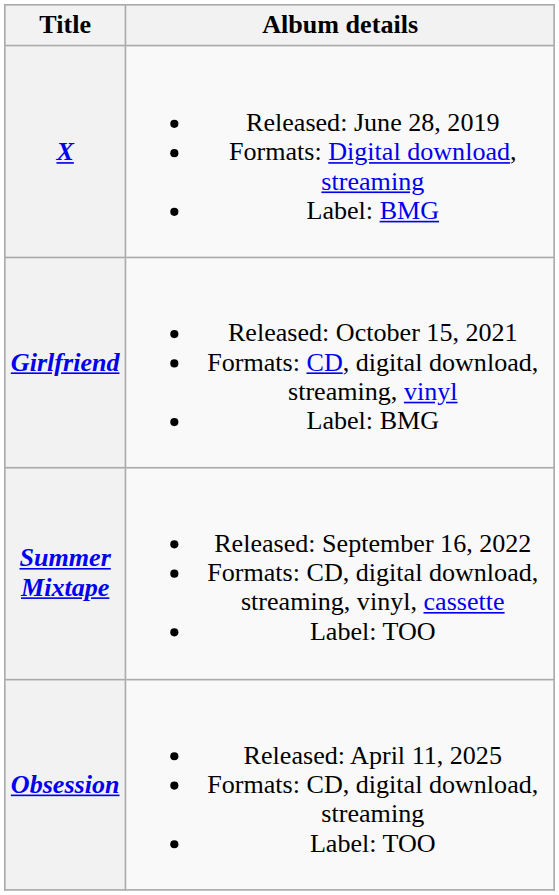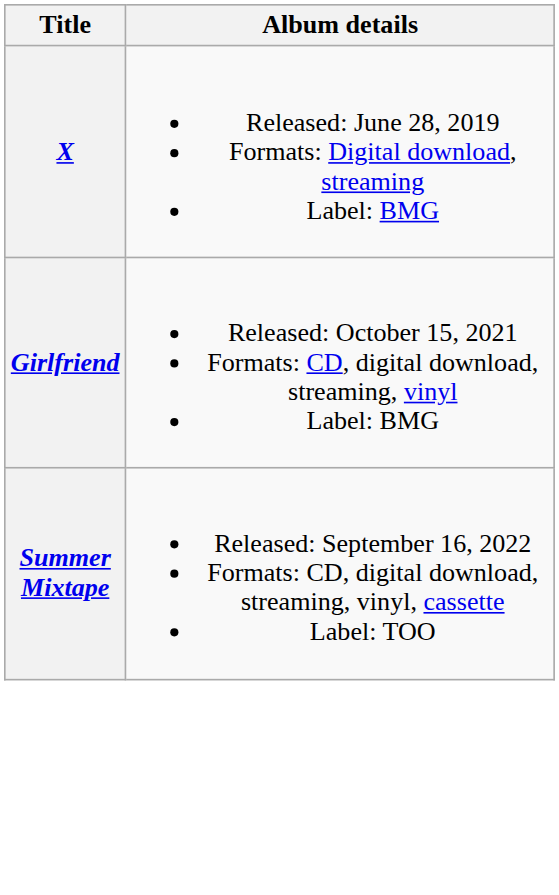- row: (65, 783)
